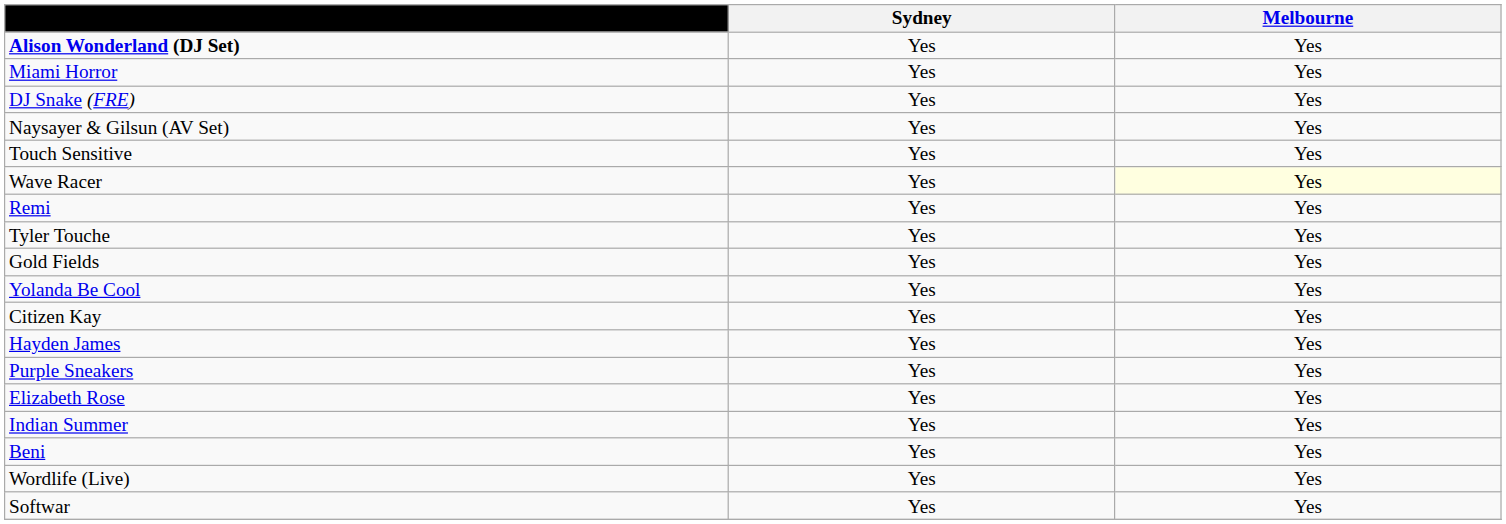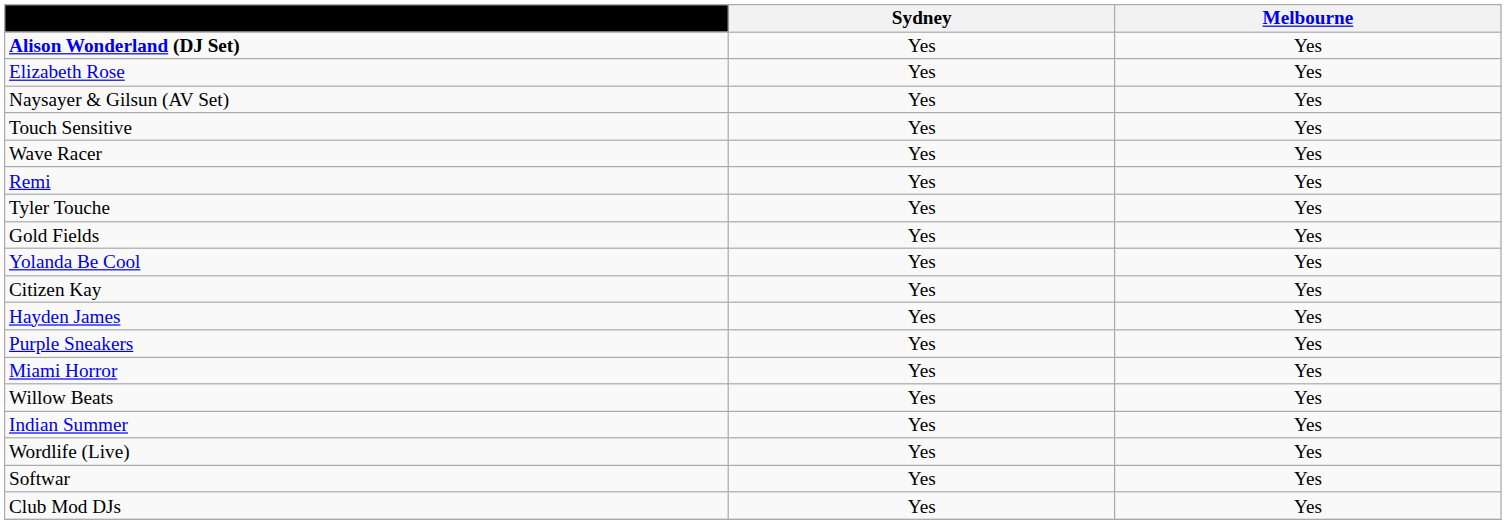rows swapped: (63, 72) <-> (67, 397)
- row: (72, 99)
(1308, 181) lightyellow background -> (1308, 153) no background
+ row: (61, 397)
- row: (27, 452)
+ row: (65, 506)
